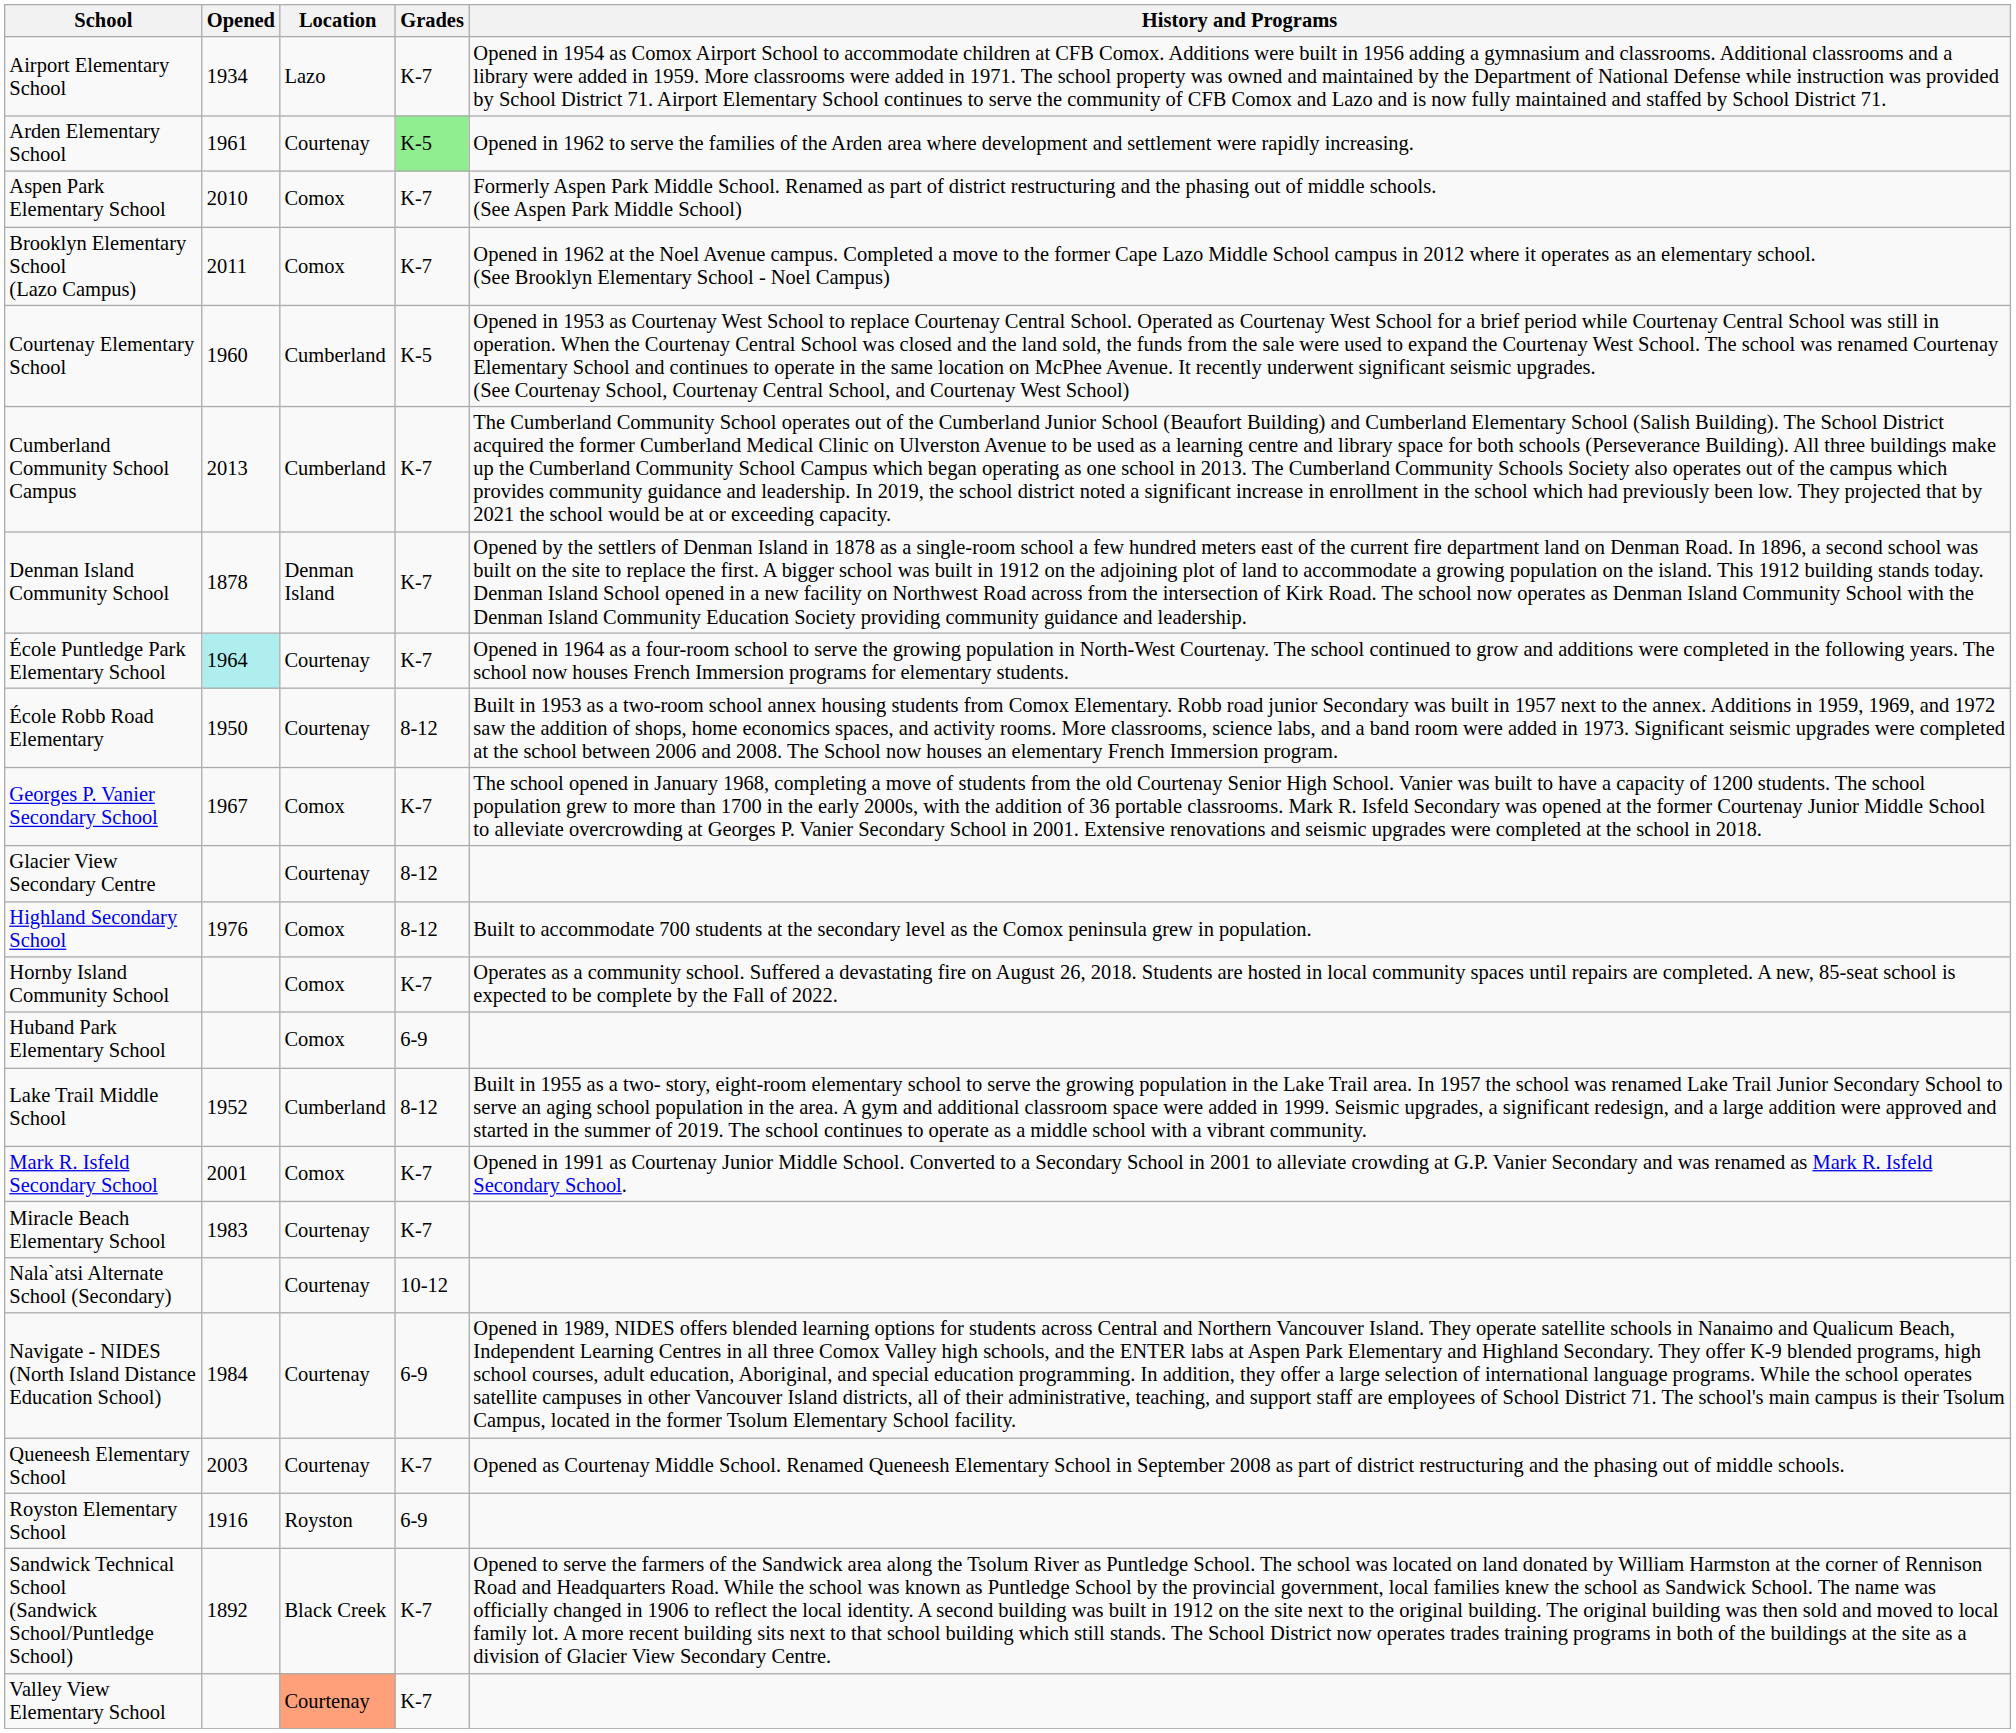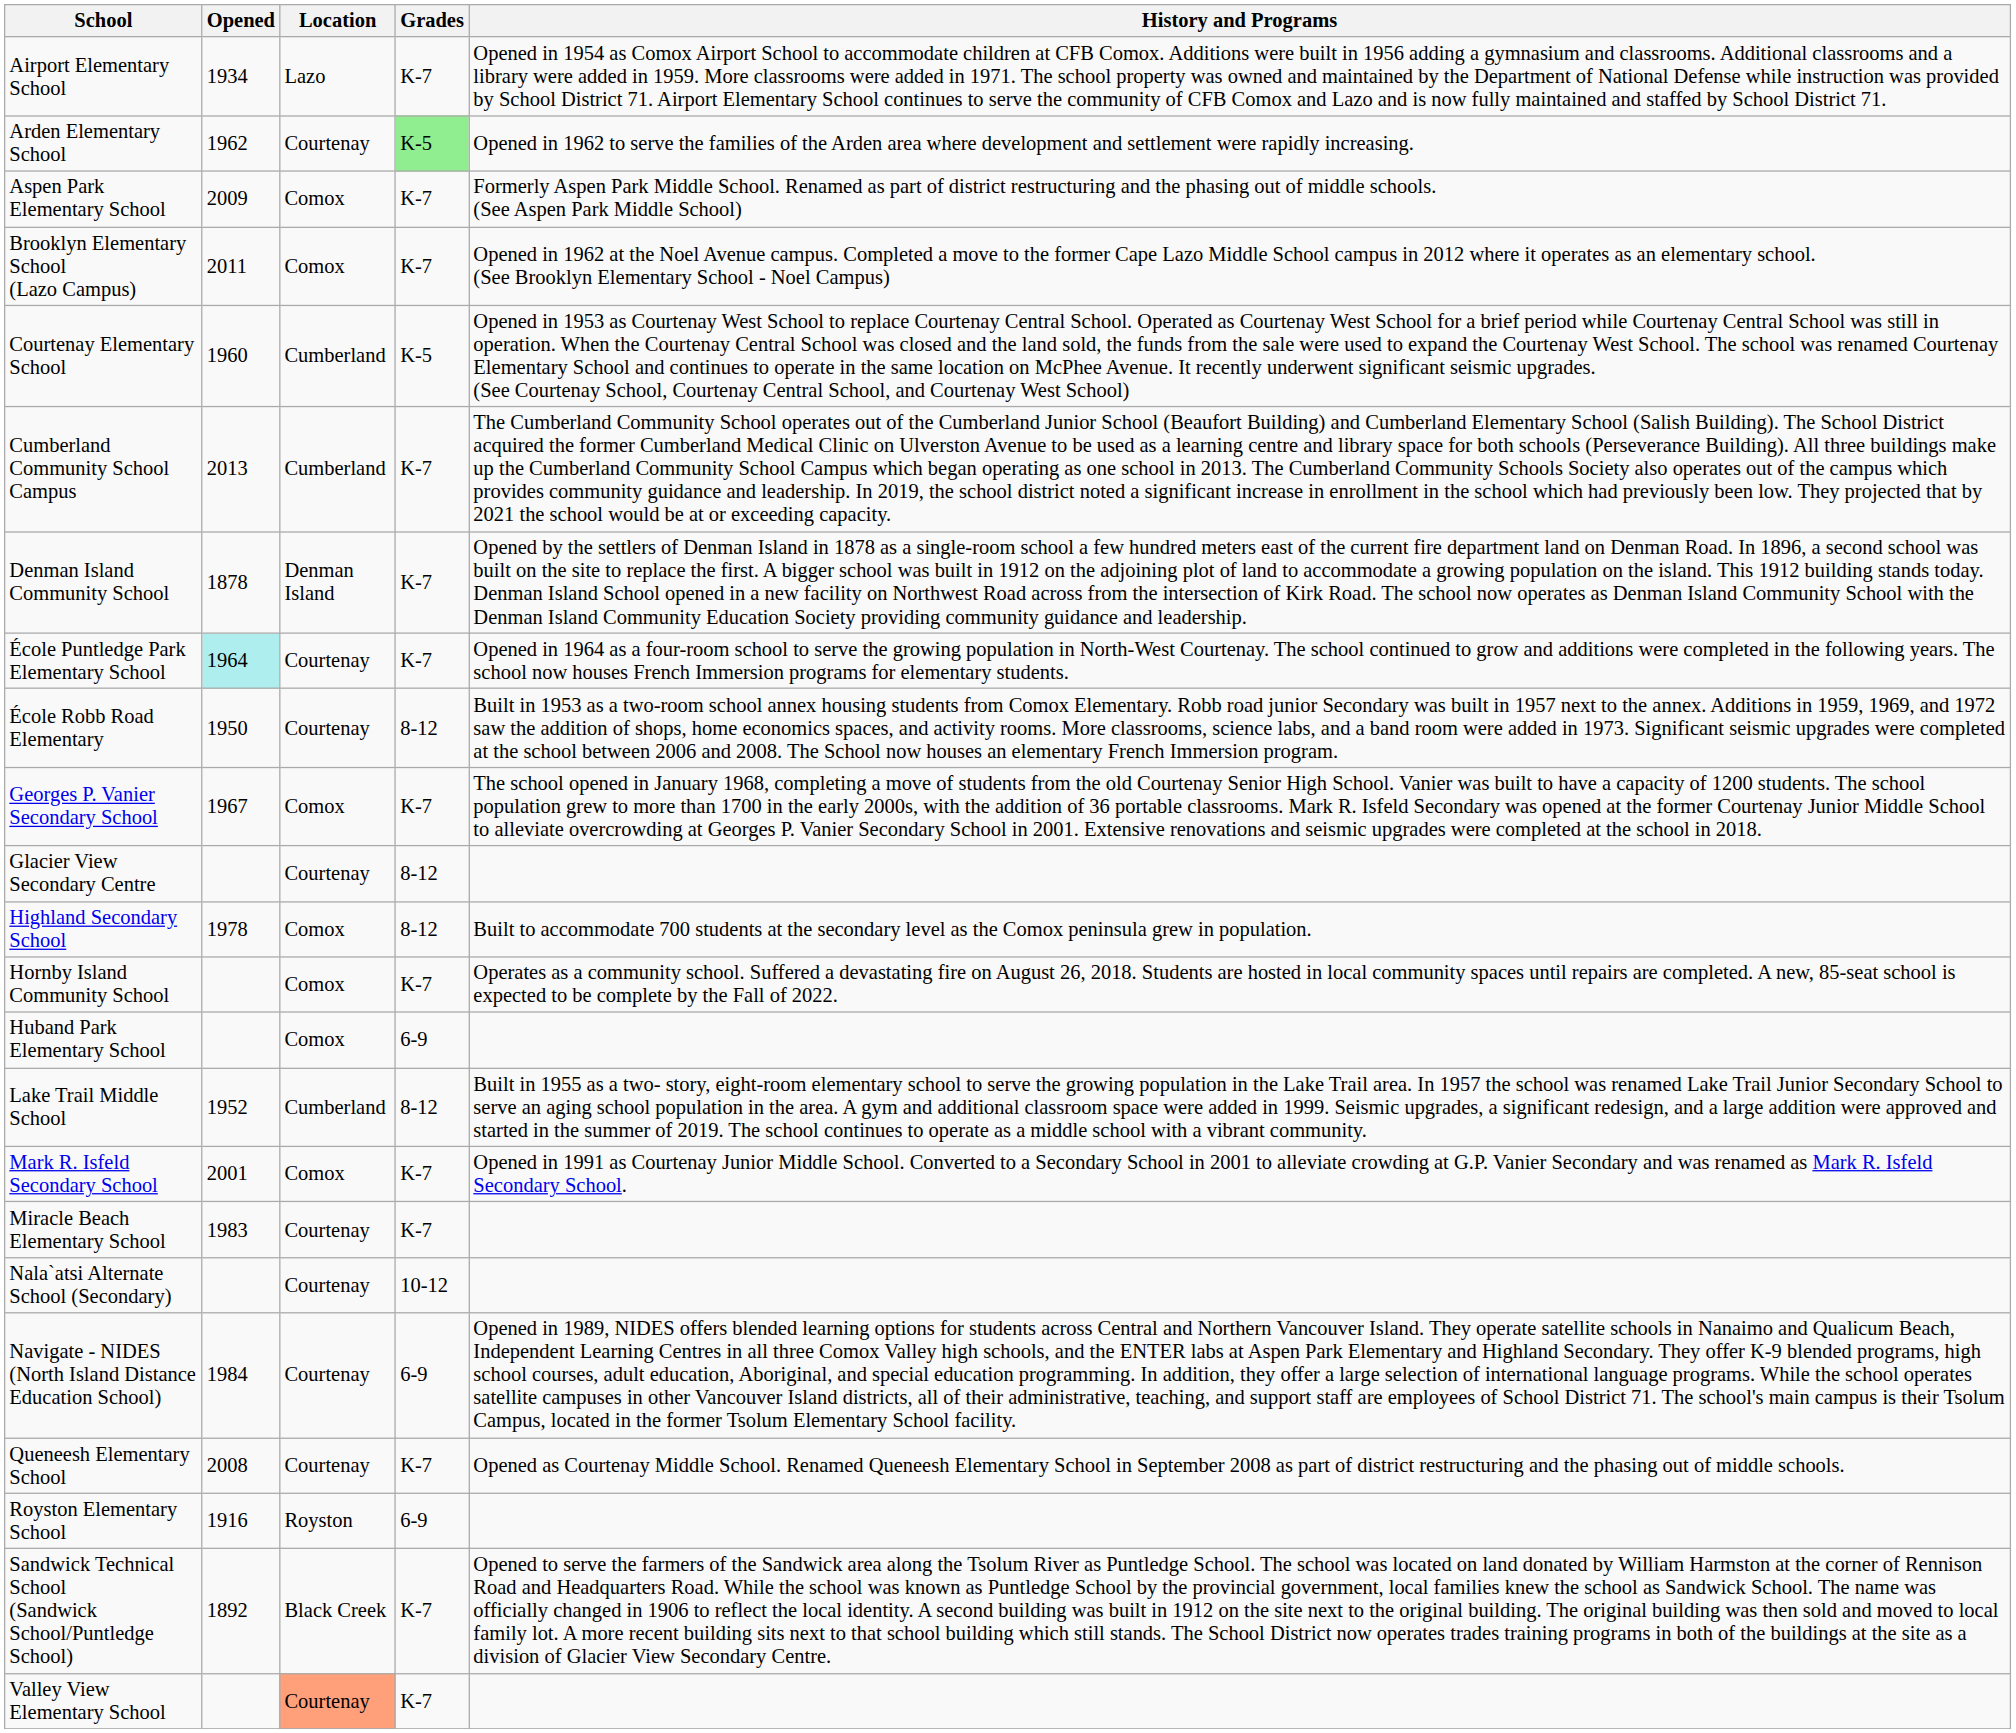(227, 143) 1961 -> (227, 143) 1962
(227, 198) 2010 -> (227, 198) 2009
(227, 928) 1976 -> (227, 928) 1978
(227, 1465) 2003 -> (227, 1465) 2008
